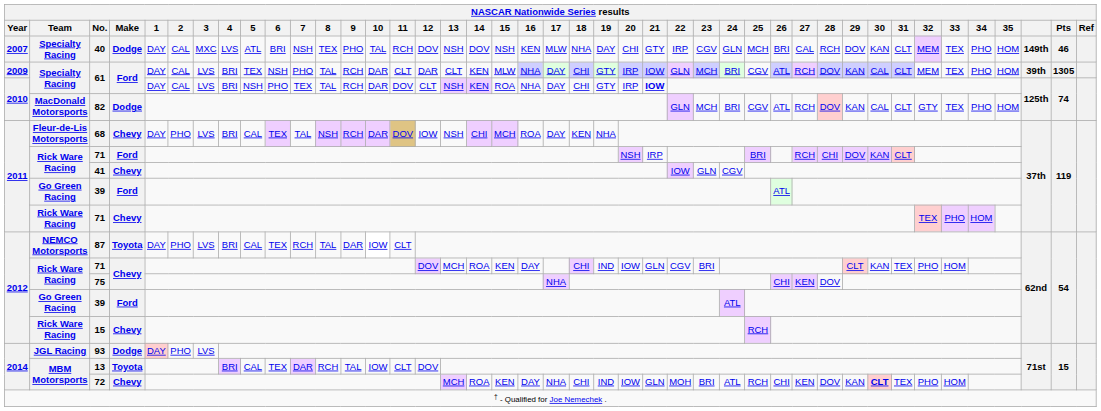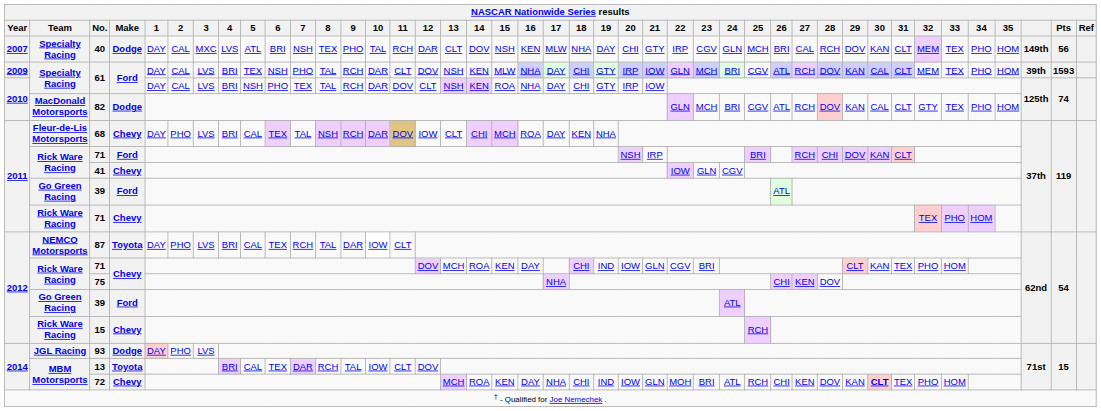(428, 49) DOV -> (428, 49) DAR
(454, 49) NSH -> (454, 49) CLT
(1064, 49) 46 -> (1064, 49) 56
(428, 70) DAR -> (428, 70) DOV
(454, 70) CLT -> (454, 70) NSH
(1064, 70) 1305 -> (1064, 70) 1593
(655, 86) bold -> (655, 86) normal
(454, 134) NSH -> (454, 134) CLT
